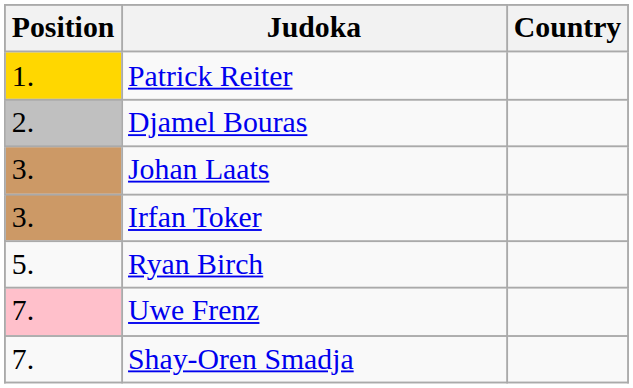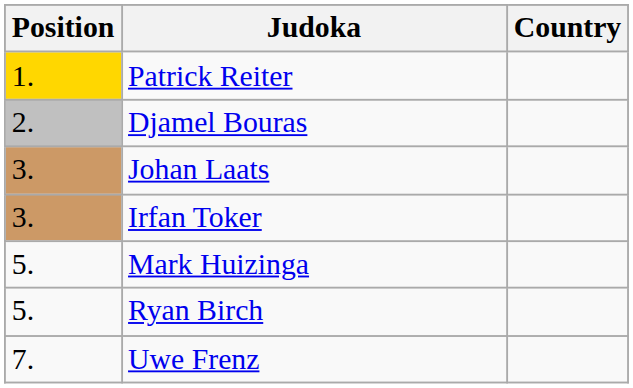+ row: (219, 264)
(23, 311) pink background -> (23, 358) no background
- row: (241, 358)
